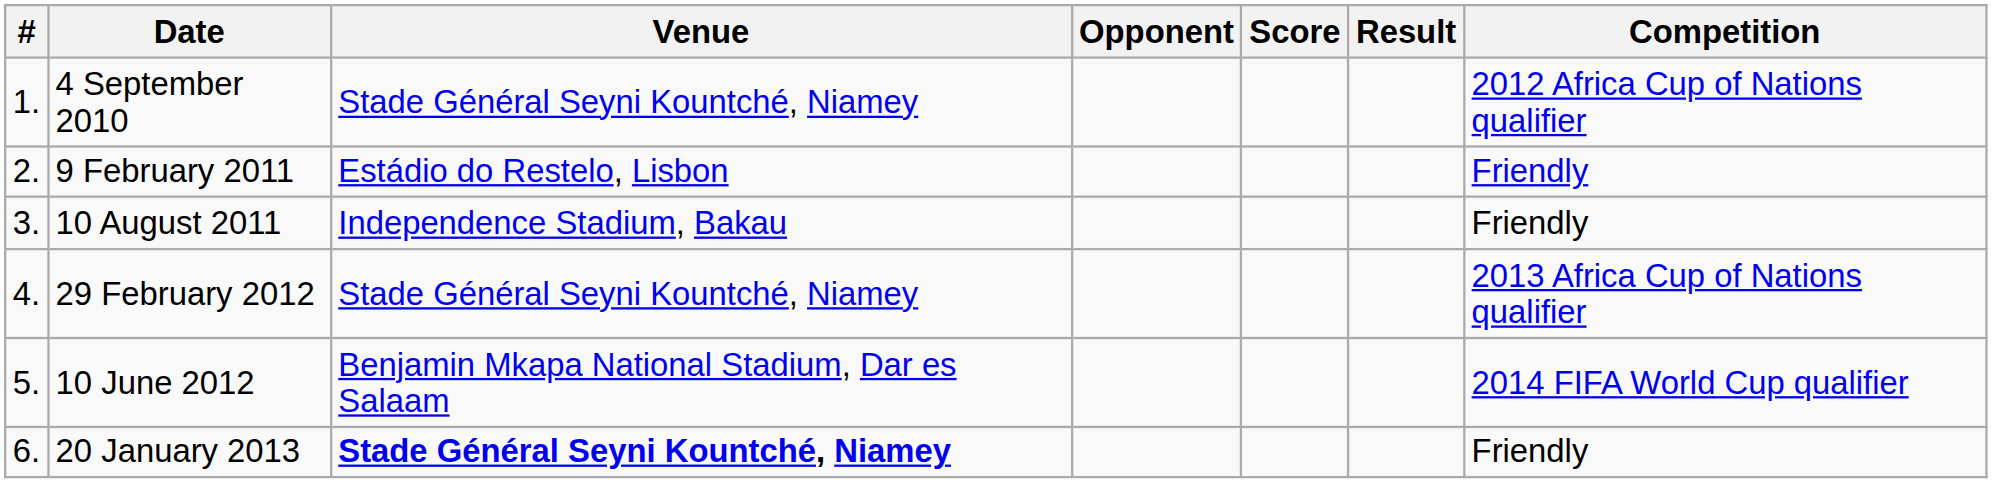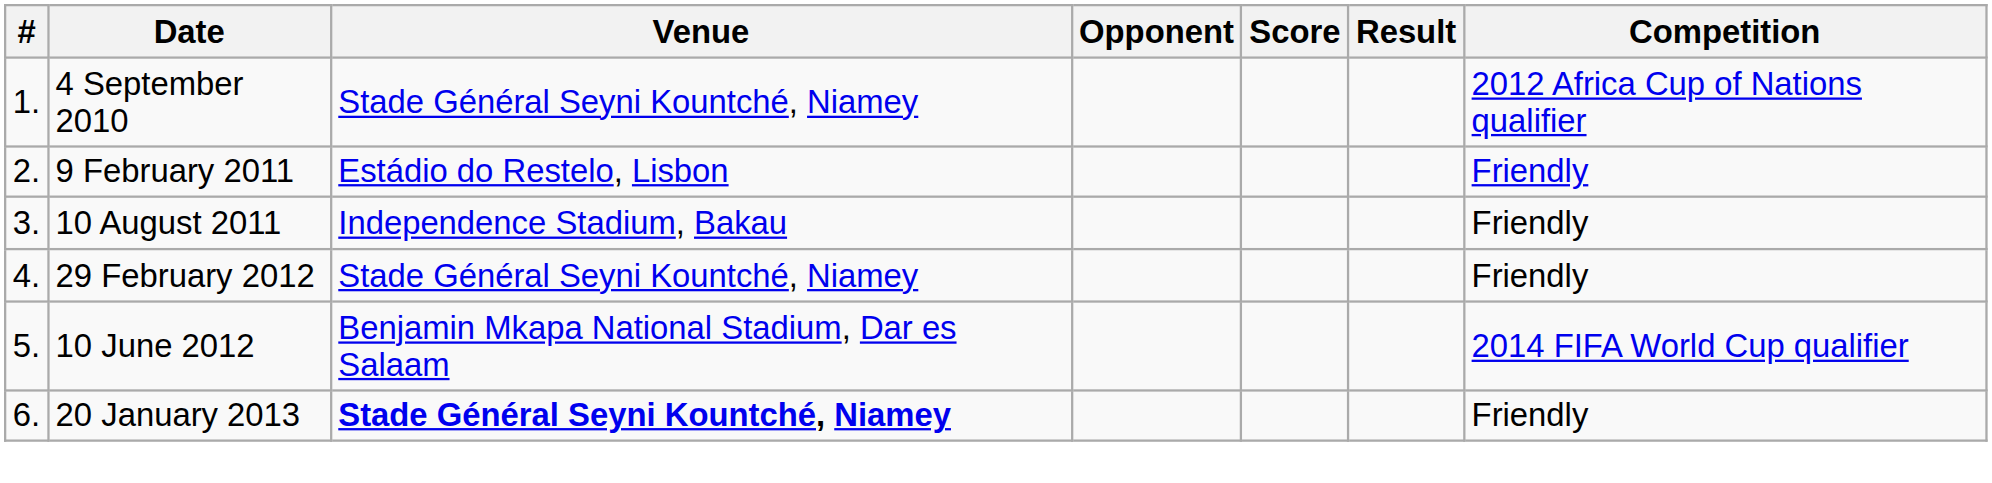(1667, 294) 2013 Africa Cup of Nations qualifier -> (1530, 275) Friendly
